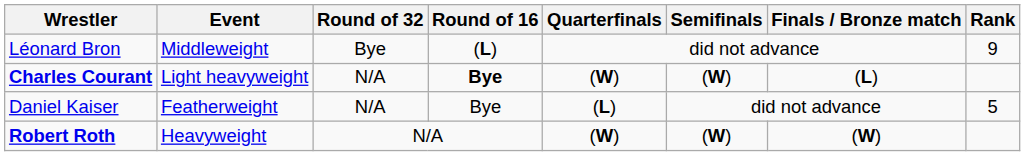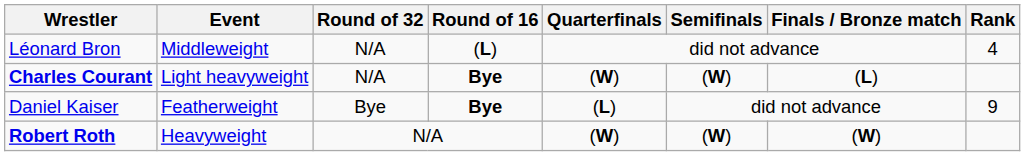(370, 49) Bye -> (370, 49) N/A
(993, 49) 9 -> (993, 49) 4
(370, 107) N/A -> (370, 107) Bye
(485, 107) normal -> (485, 107) bold
(993, 107) 5 -> (993, 107) 9
